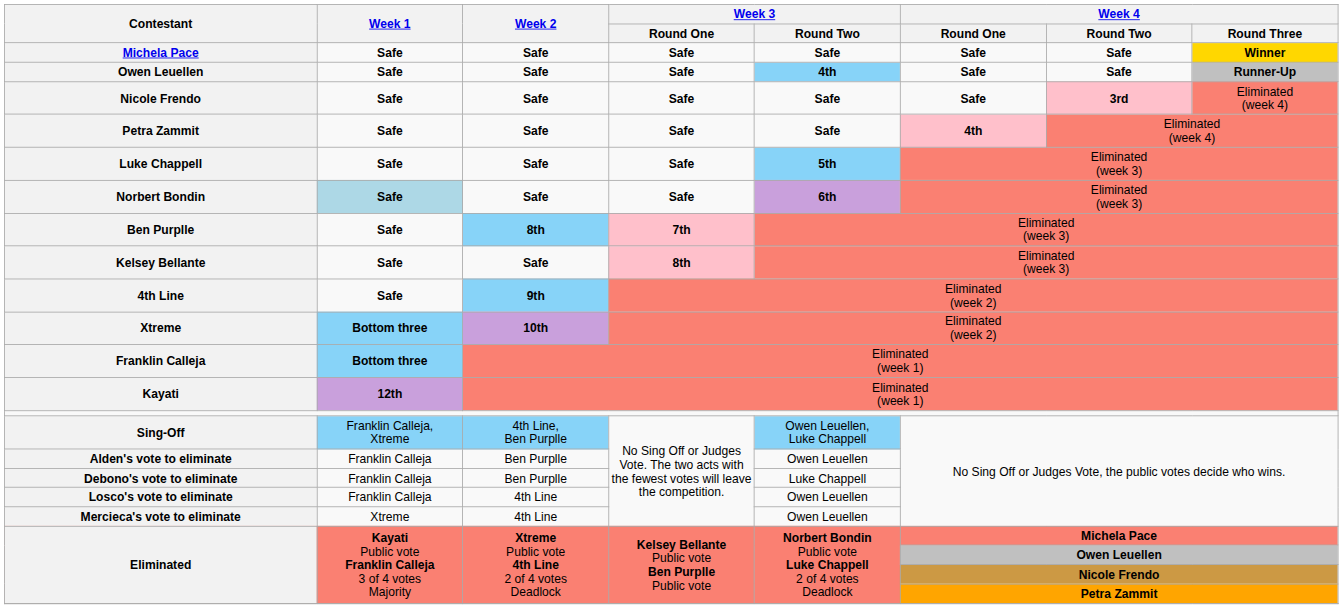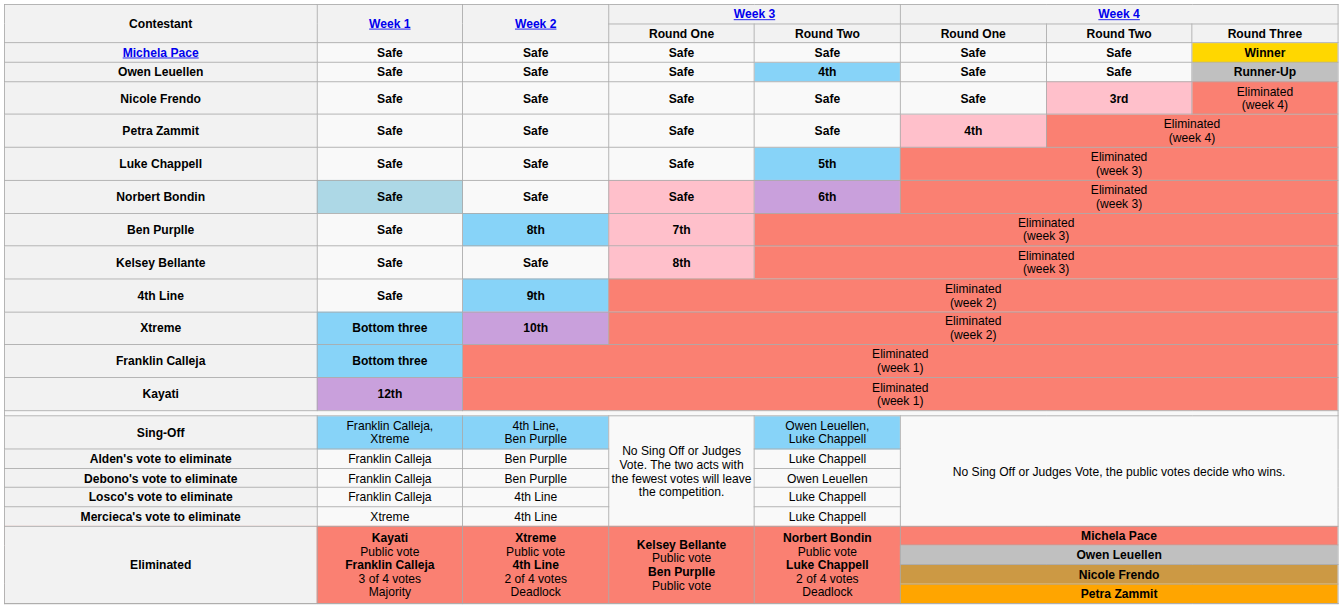(682, 197) no background -> (682, 197) pink background
(827, 459) Owen Leuellen -> (827, 459) Luke Chappell
(827, 478) Luke Chappell -> (827, 478) Owen Leuellen
(827, 497) Owen Leuellen -> (827, 497) Luke Chappell
(827, 517) Owen Leuellen -> (827, 517) Luke Chappell
